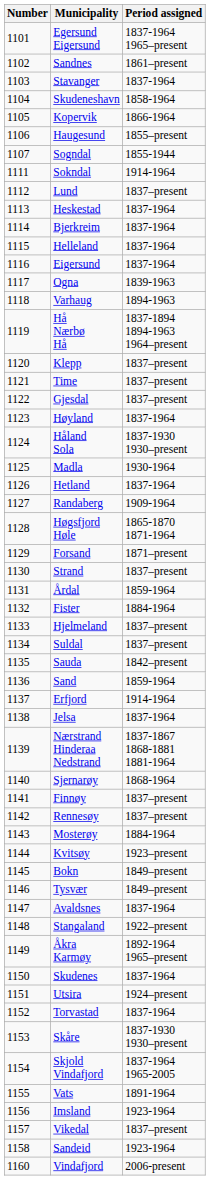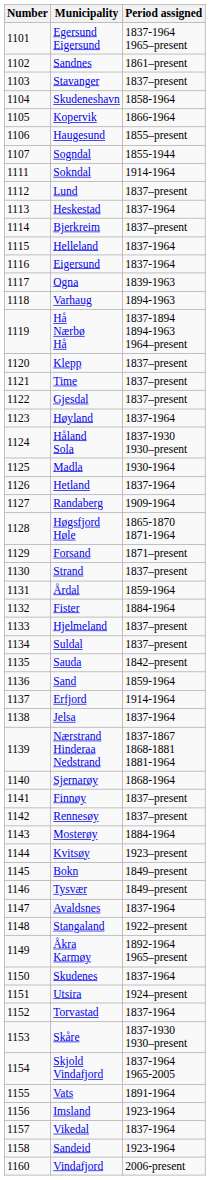(150, 81) 1837-1964 -> (156, 81) 1837–present
(150, 227) 1837-1964 -> (156, 227) 1837–present
(156, 1129) 1837–present -> (150, 1129) 1837-1964
